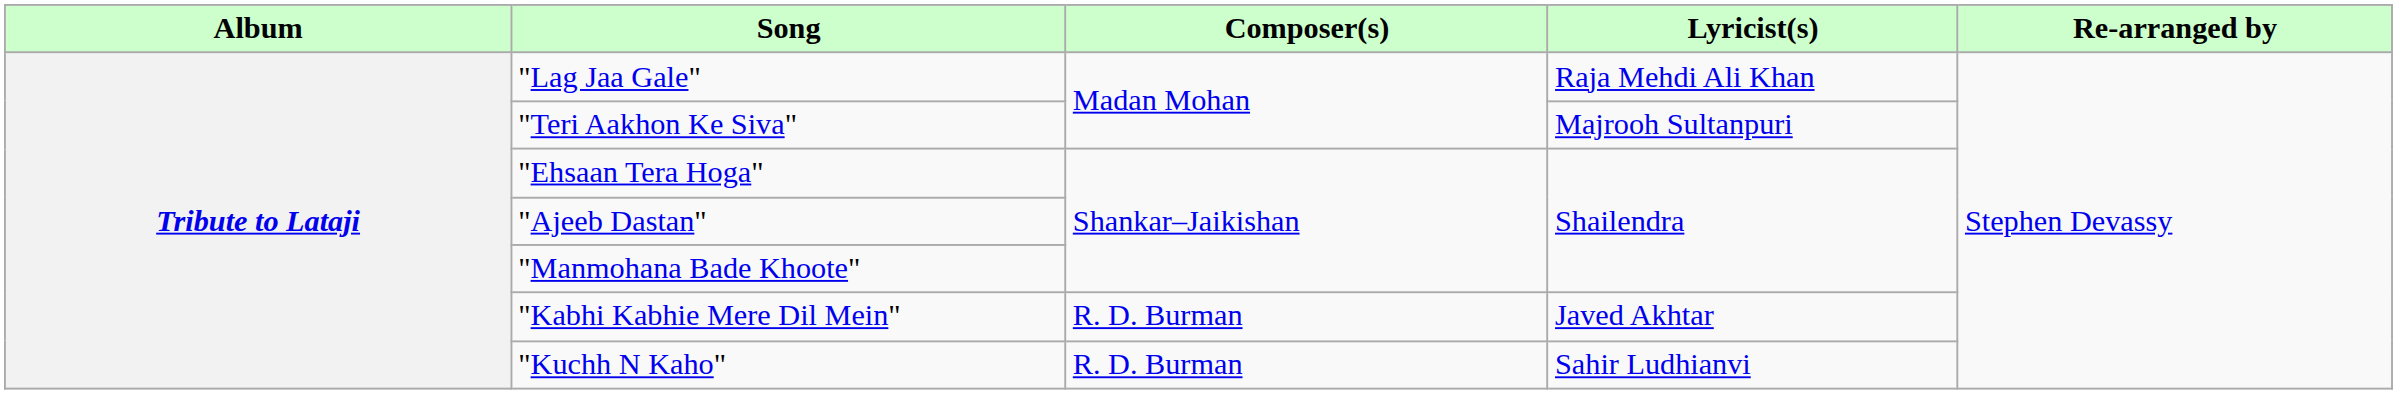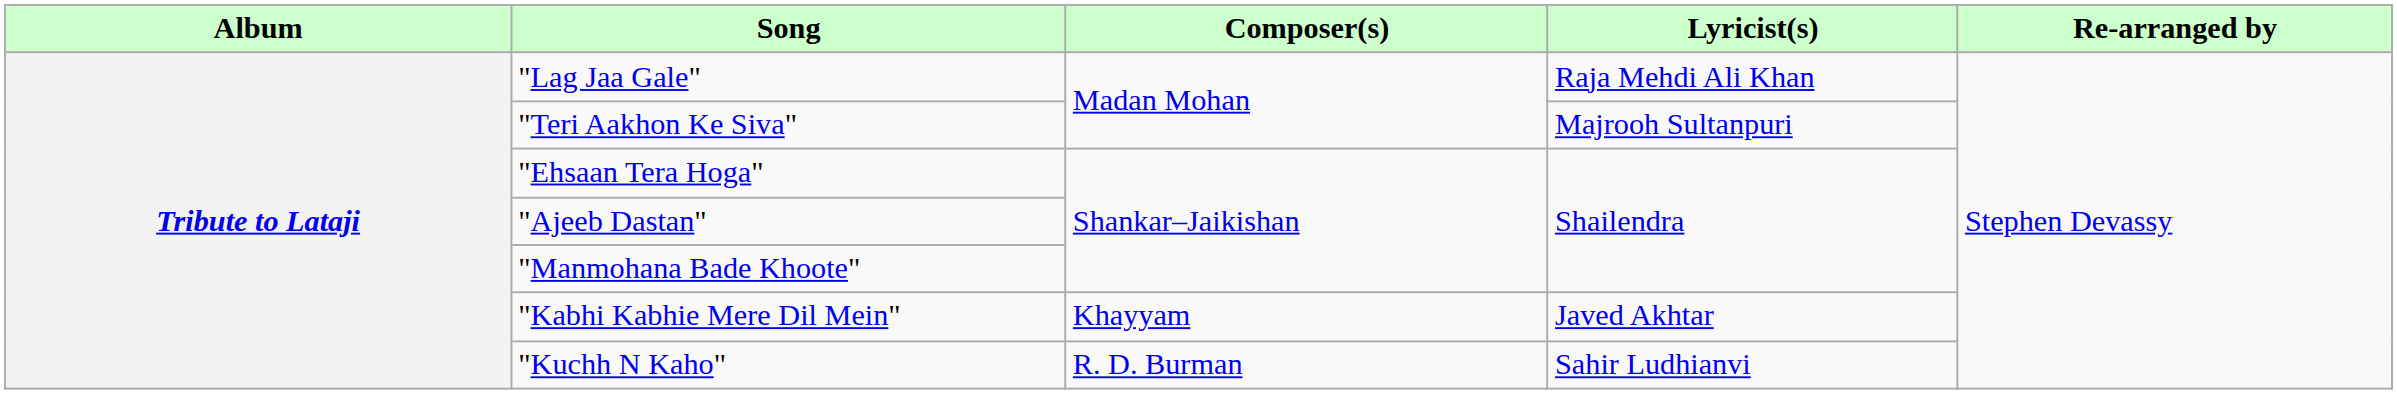(1158, 316) R. D. Burman -> (1132, 316) Khayyam
